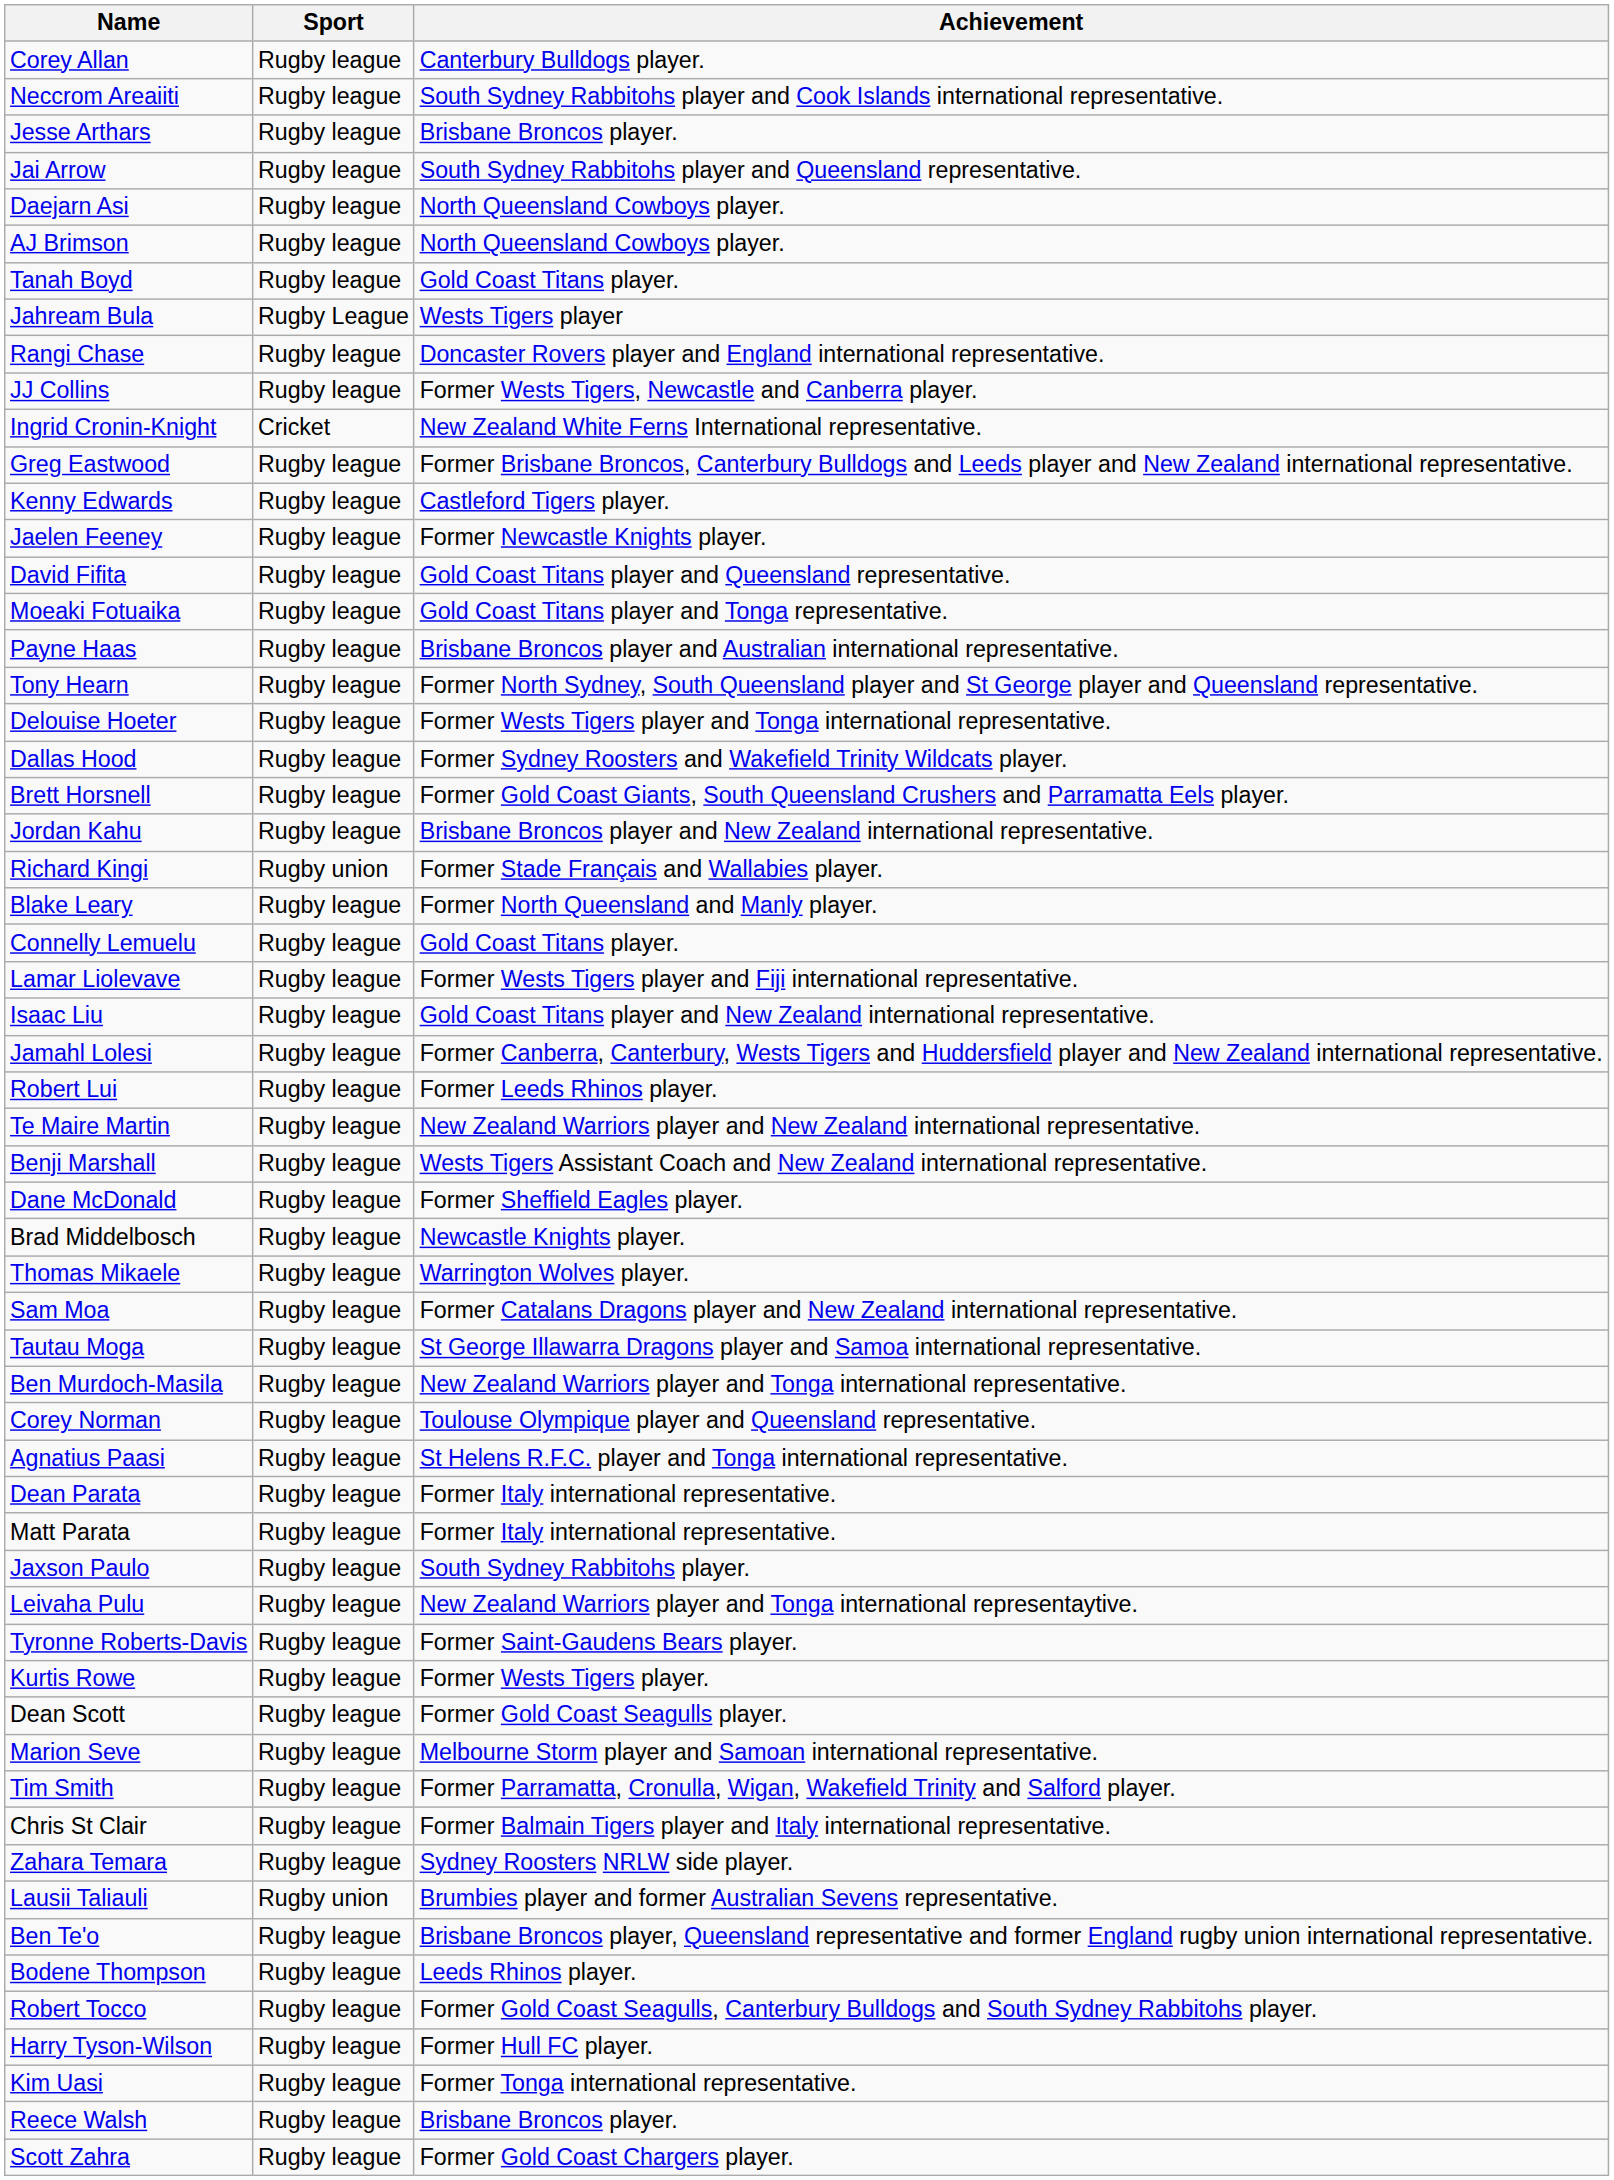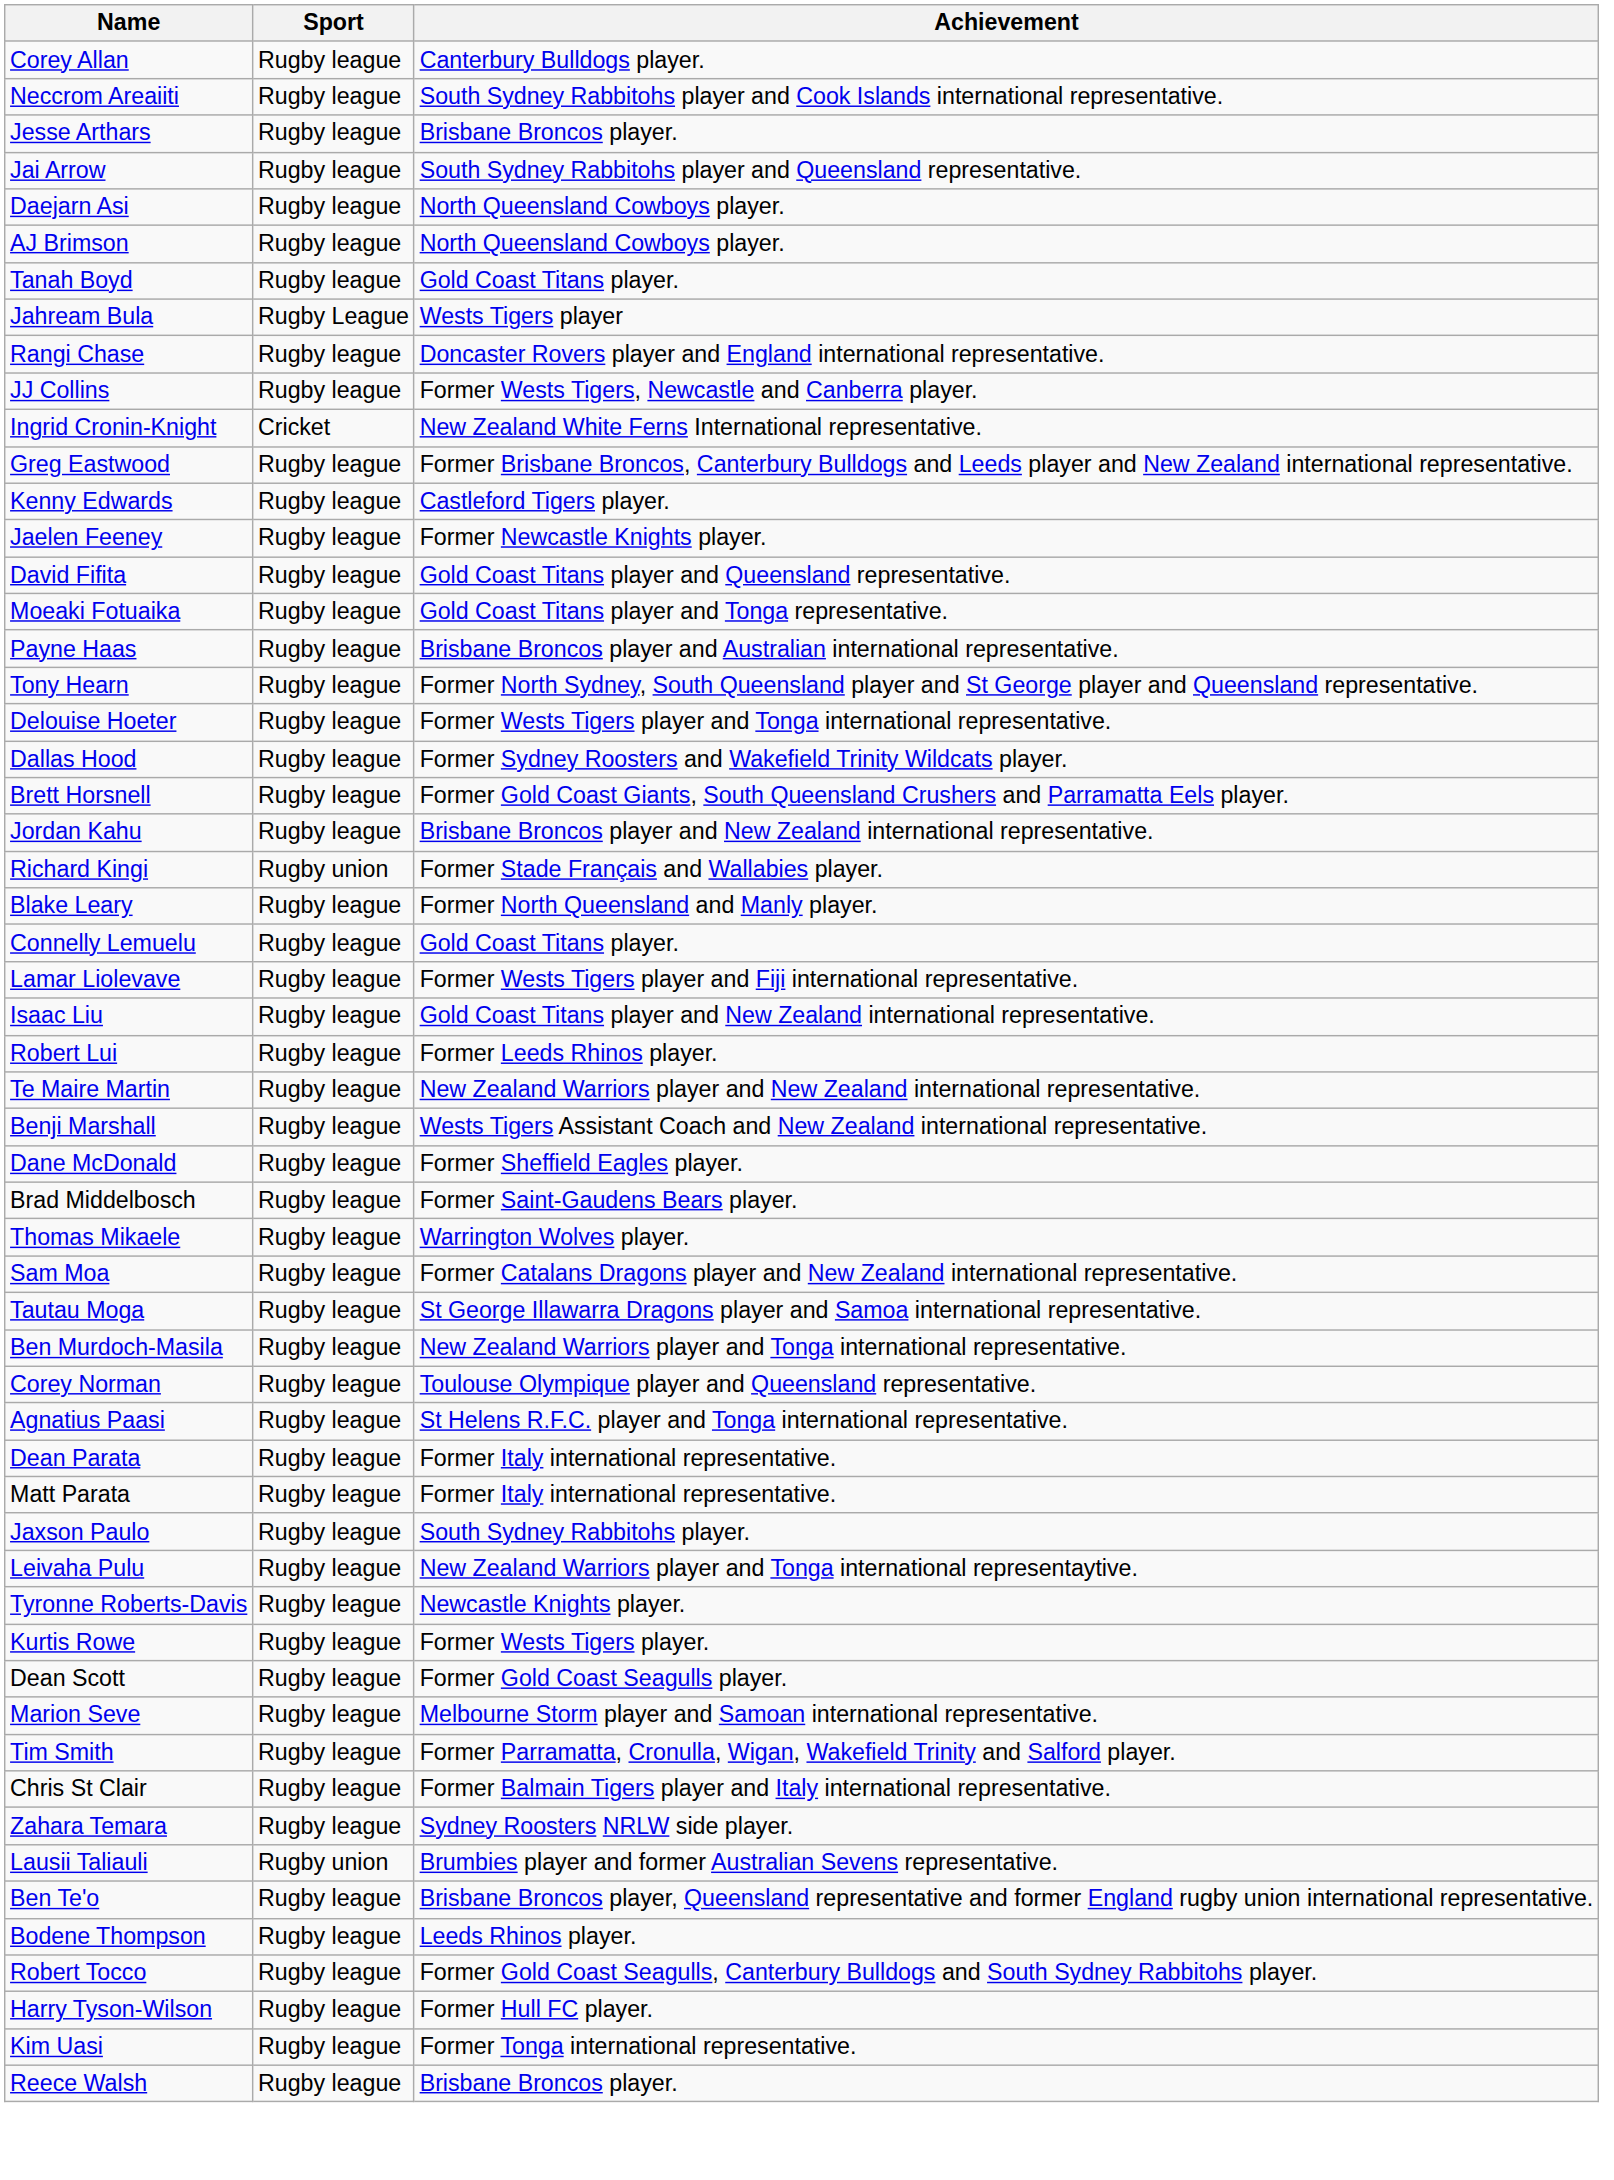- row: (81, 1053)
(552, 1237) Newcastle Knights player. -> (609, 1200) Former Saint-Gaudens Bears player.
(609, 1641) Former Saint-Gaudens Bears player. -> (552, 1605) Newcastle Knights player.
- row: (70, 2156)
